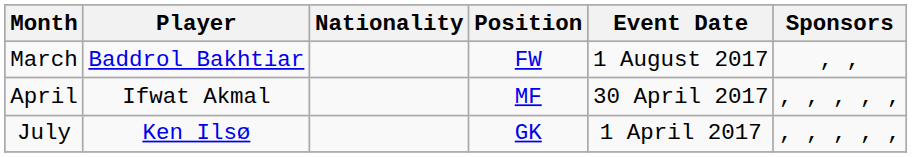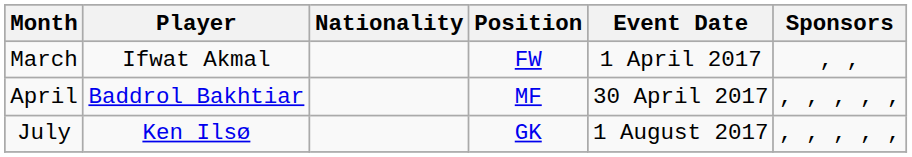(196, 60) Baddrol Bakhtiar -> (196, 60) Ifwat Akmal
(681, 60) 1 August 2017 -> (681, 60) 1 April 2017
(196, 97) Ifwat Akmal -> (196, 97) Baddrol Bakhtiar
(681, 133) 1 April 2017 -> (681, 133) 1 August 2017
